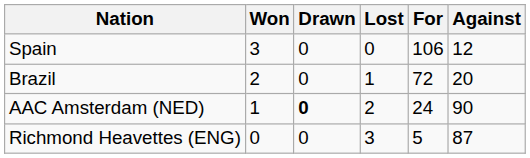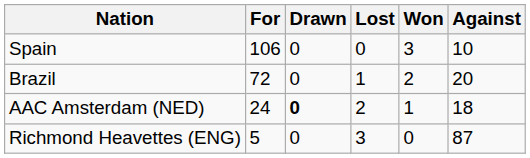columns swapped: (270, 19) <-> (428, 19)
(463, 49) 12 -> (463, 49) 10
(463, 108) 90 -> (463, 108) 18
